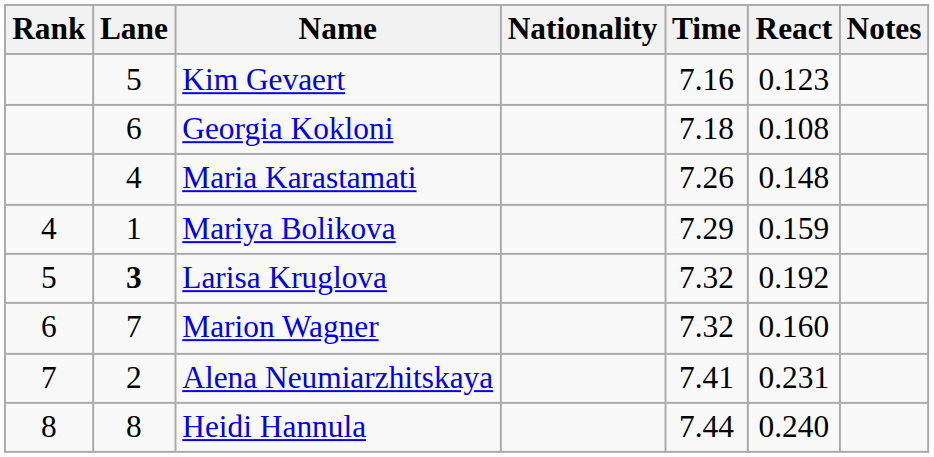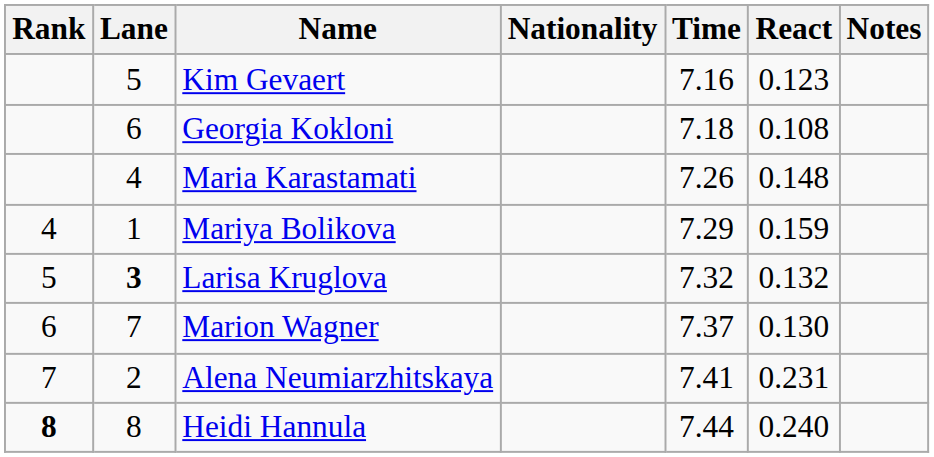(794, 278) 0.192 -> (794, 278) 0.132
(706, 327) 7.32 -> (706, 327) 7.37
(794, 327) 0.160 -> (794, 327) 0.130
(49, 427) normal -> (49, 427) bold
